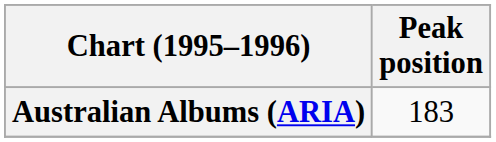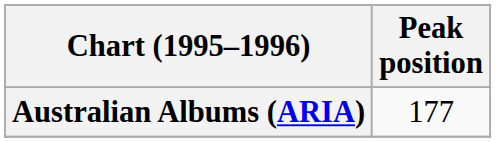(431, 111) 183 -> (431, 111) 177
